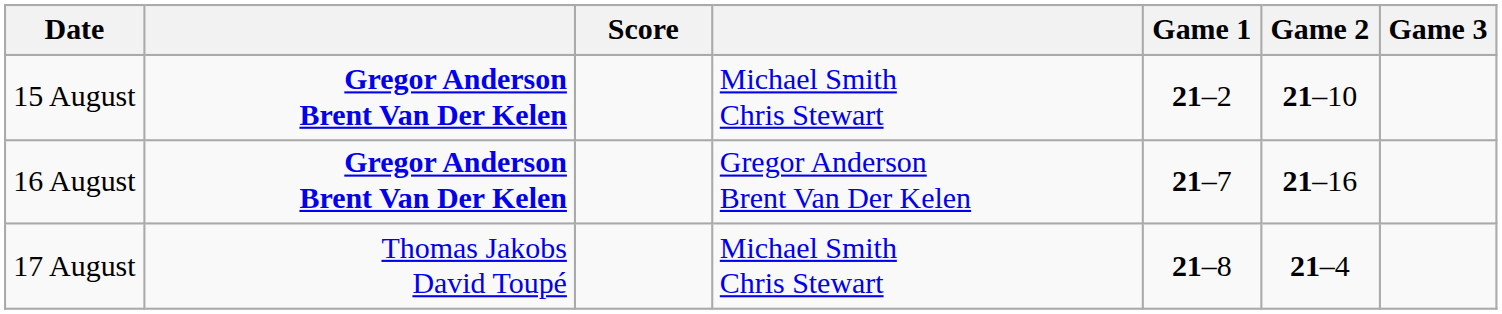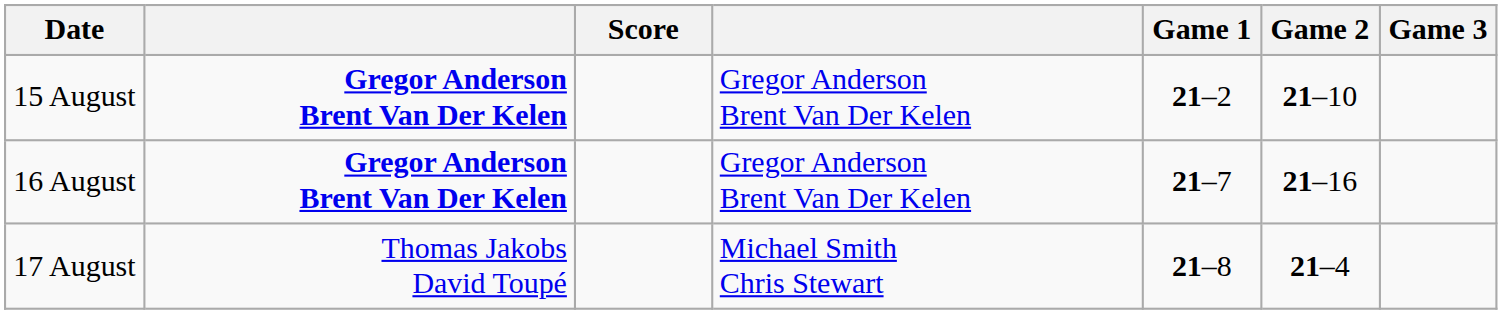(808, 96) Michael Smith Chris Stewart -> (845, 96) Gregor Anderson Brent Van Der Kelen
